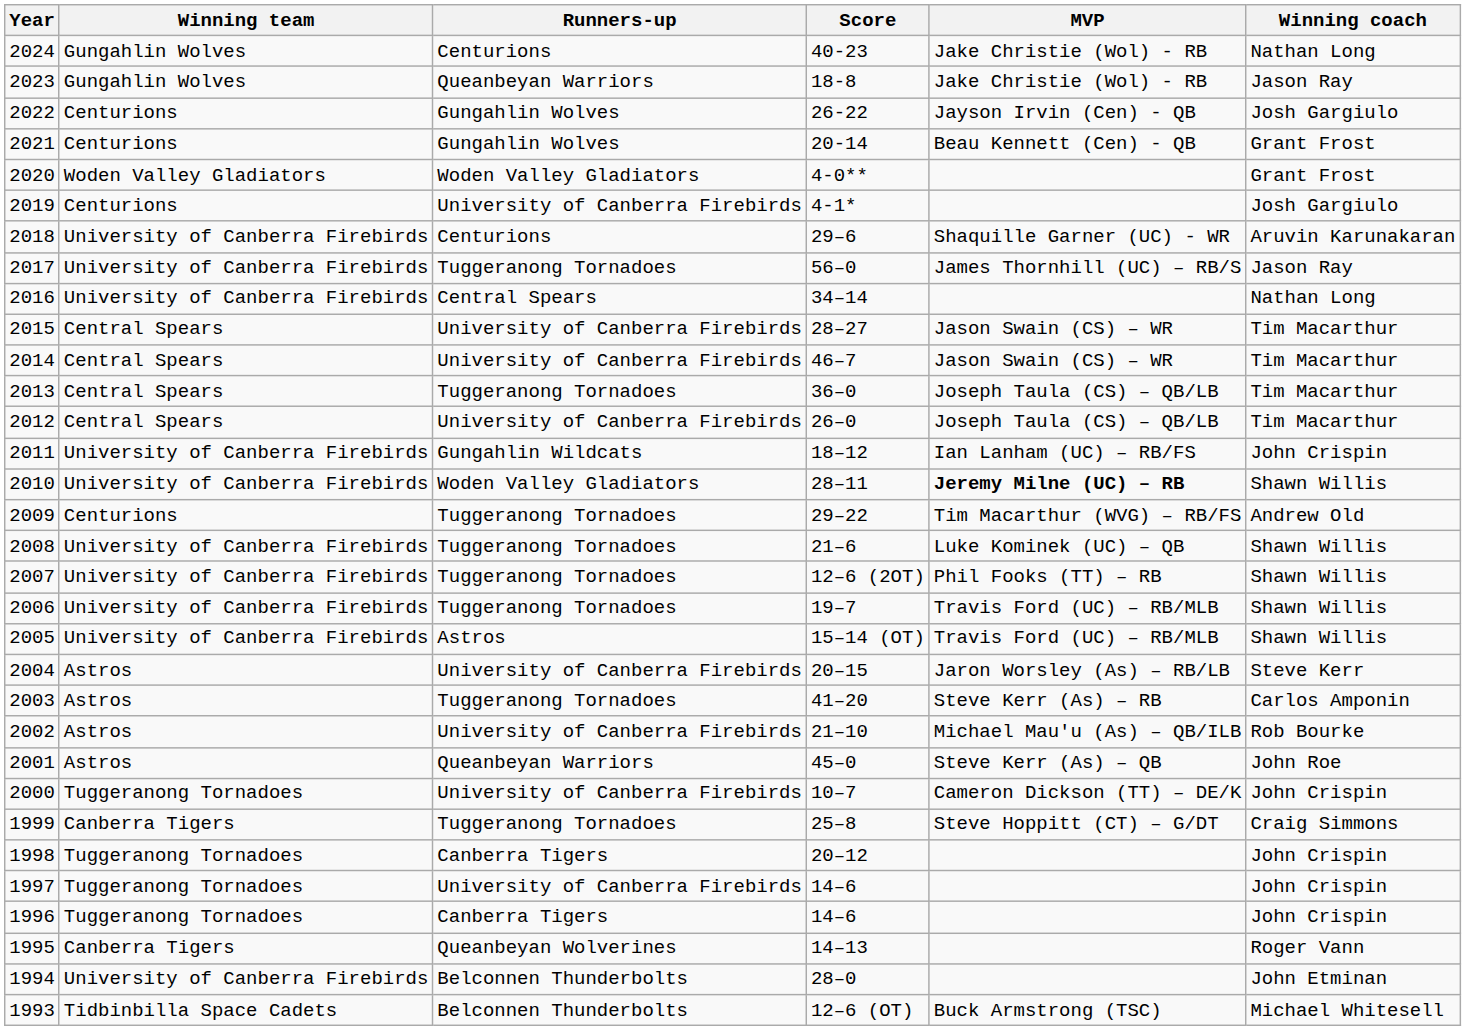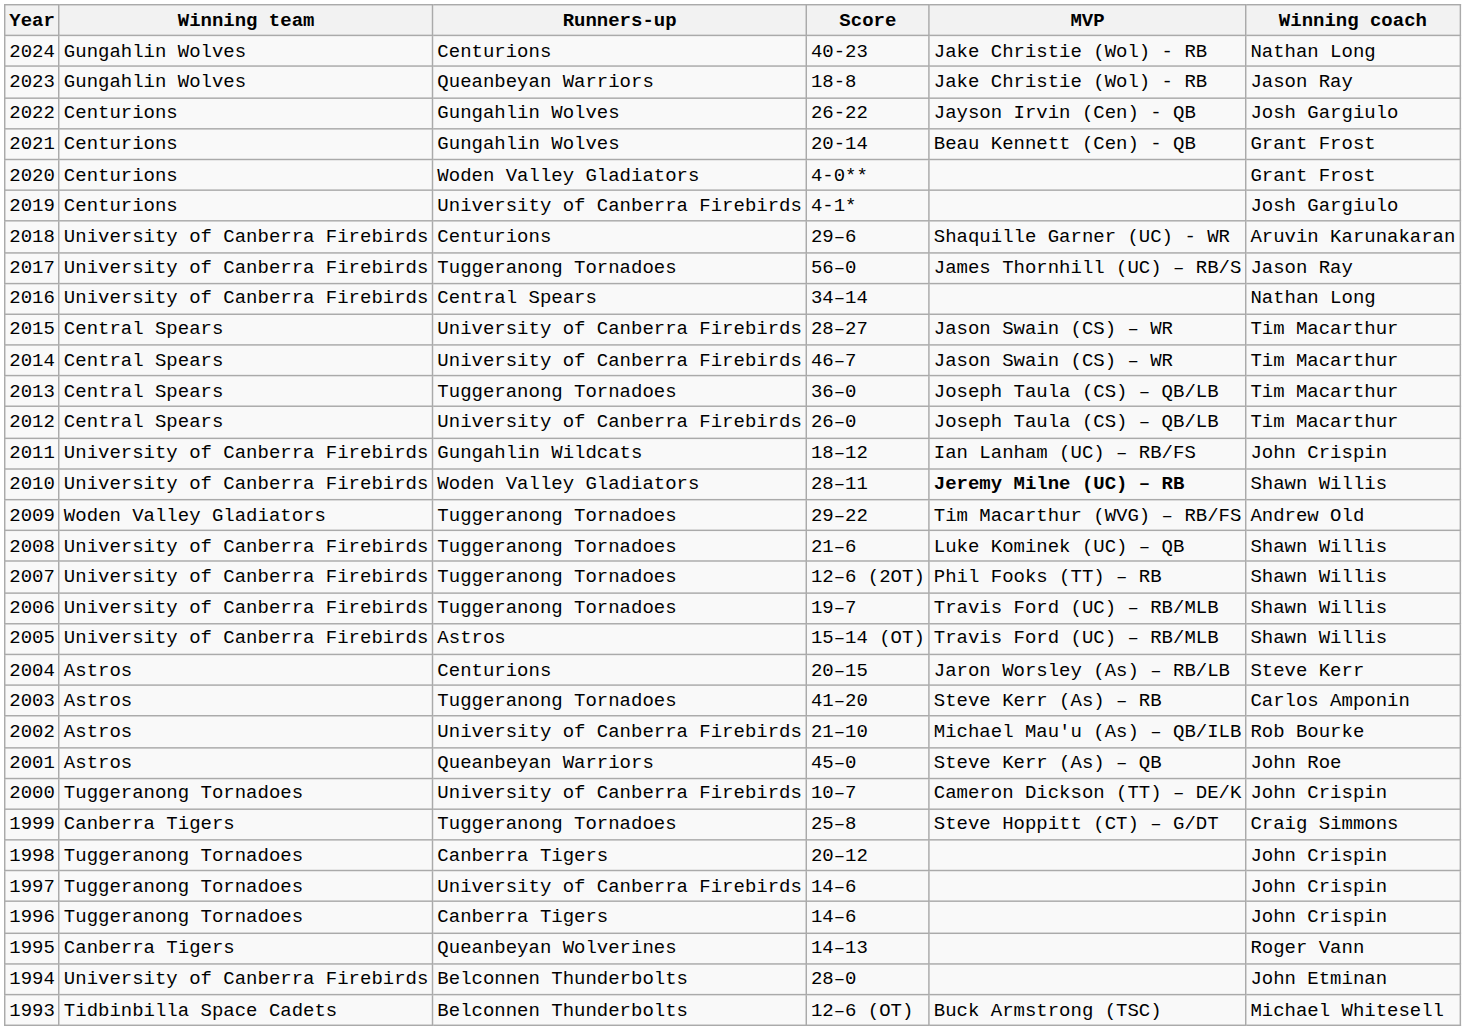(195, 175) Woden Valley Gladiators -> (121, 175) Centurions
(121, 515) Centurions -> (195, 515) Woden Valley Gladiators
(620, 670) University of Canberra Firebirds -> (494, 670) Centurions
